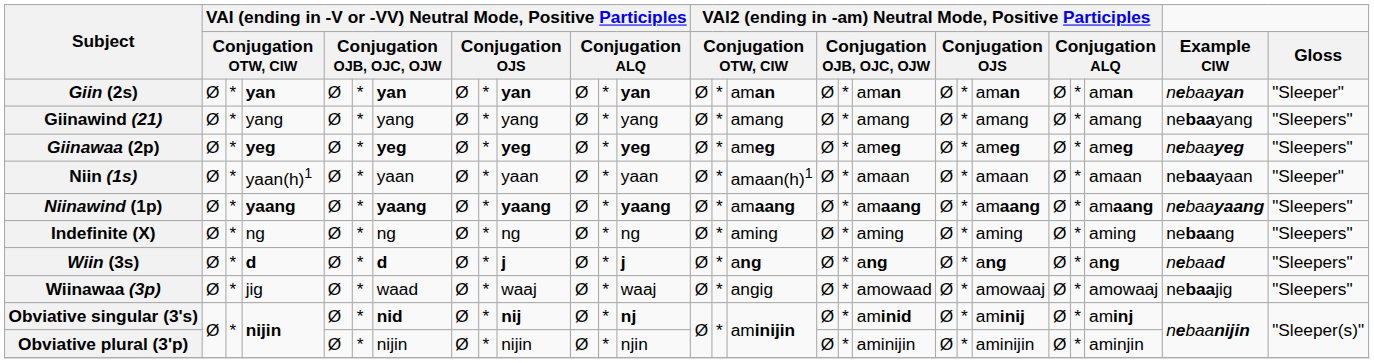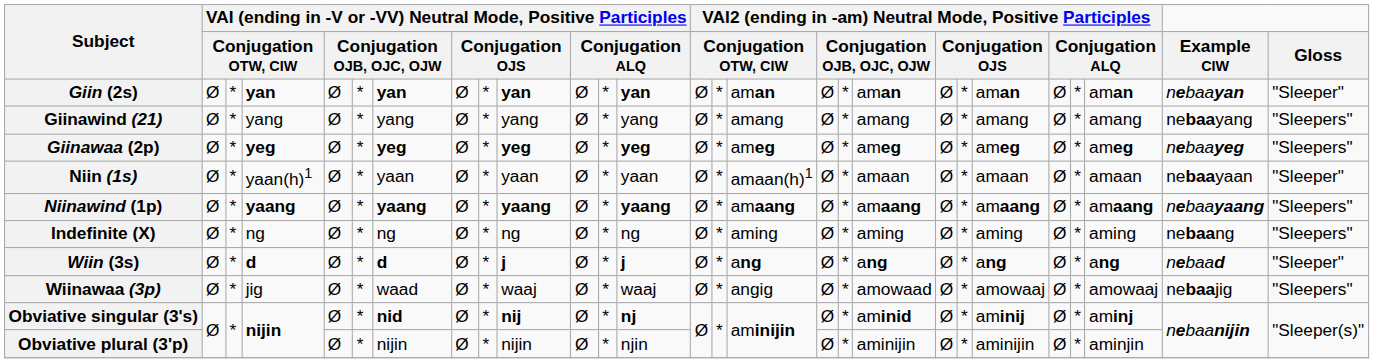(1312, 261) "Sleepers" -> (1308, 261) "Sleeper"
